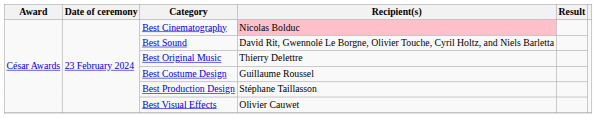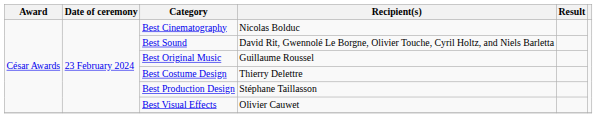(270, 27) pink background -> (270, 27) no background
(271, 58) Thierry Delettre -> (277, 58) Guillaume Roussel
(277, 74) Guillaume Roussel -> (271, 74) Thierry Delettre
